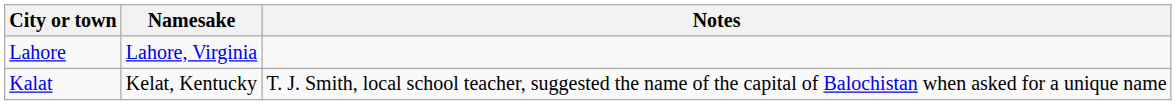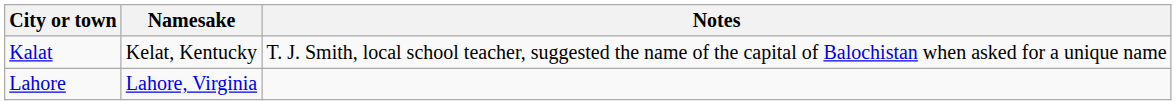rows swapped: (31, 83) <-> (38, 52)
